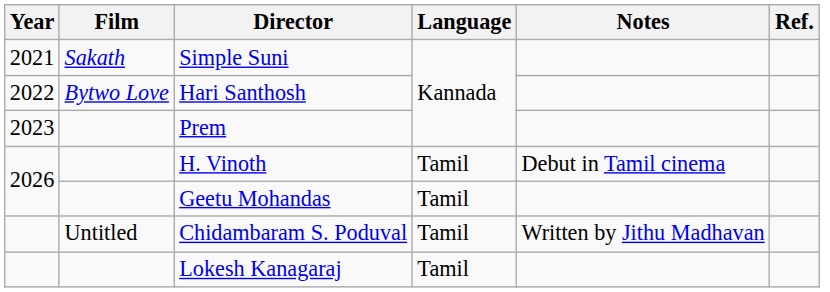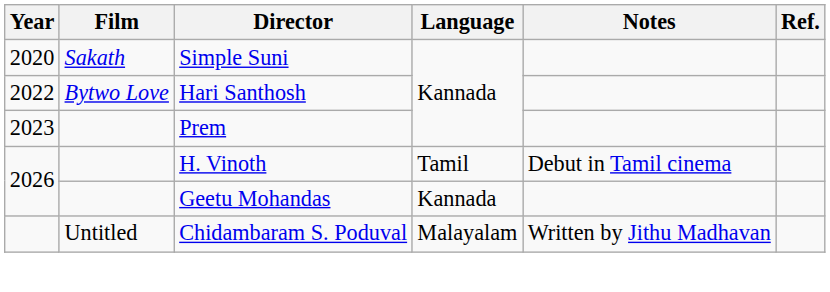(32, 57) 2021 -> (32, 57) 2020
(443, 198) Tamil -> (457, 198) Kannada
(443, 233) Tamil -> (467, 233) Malayalam
- row: (260, 269)
